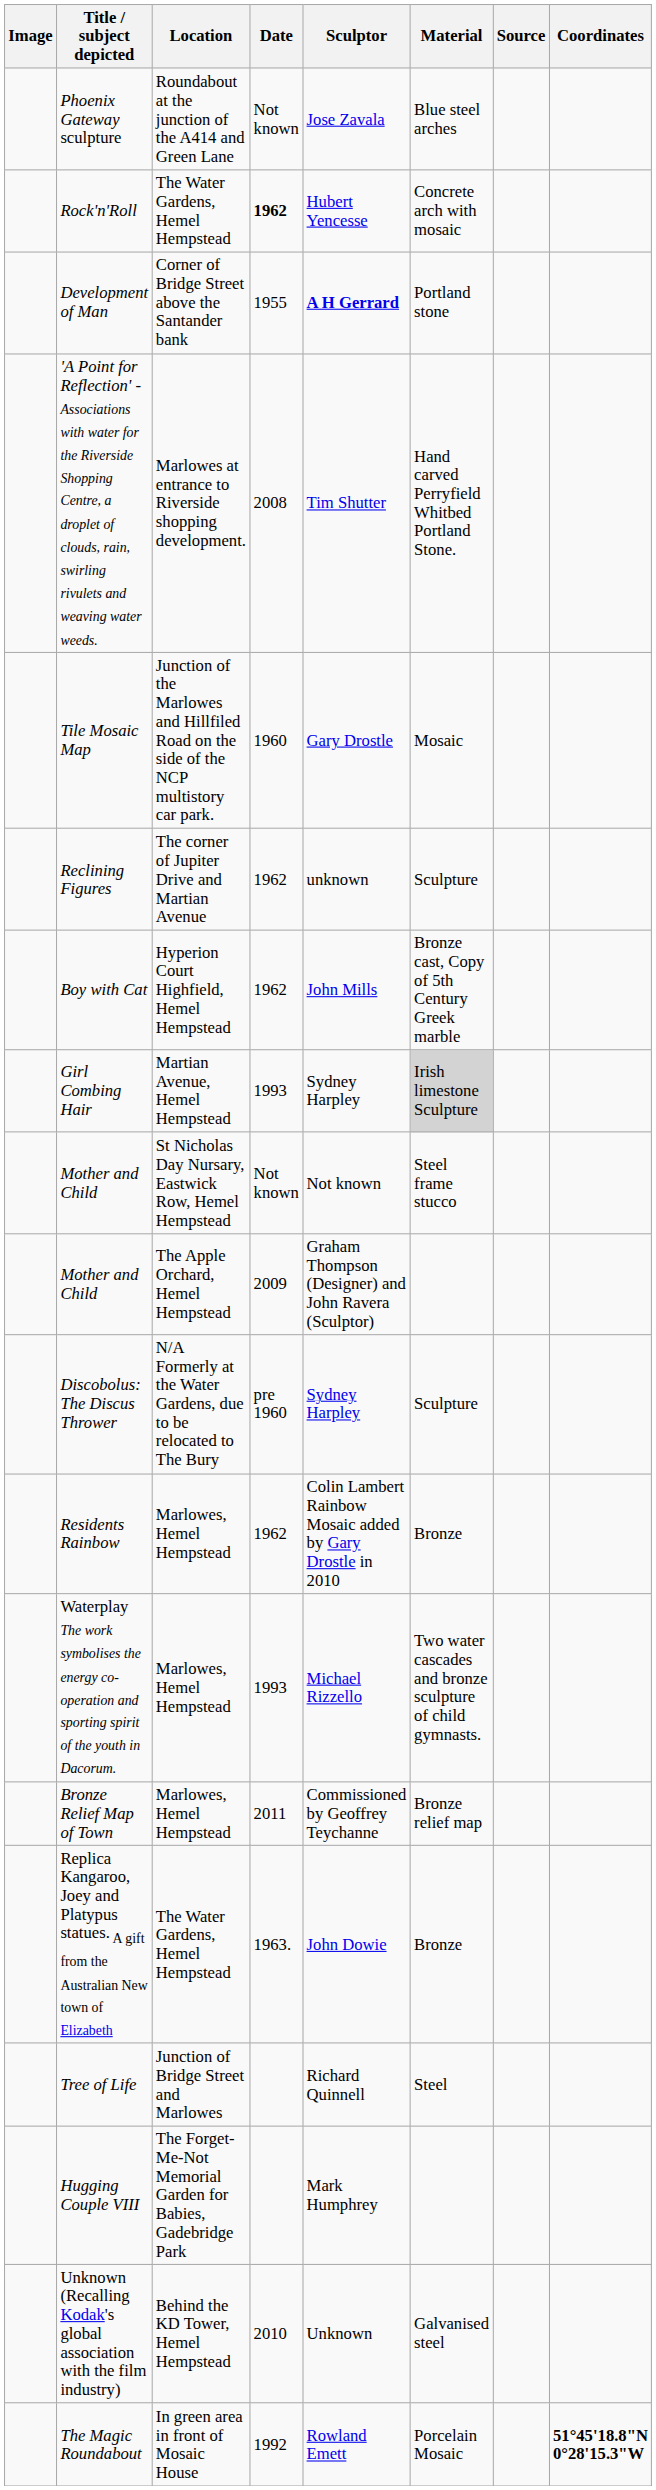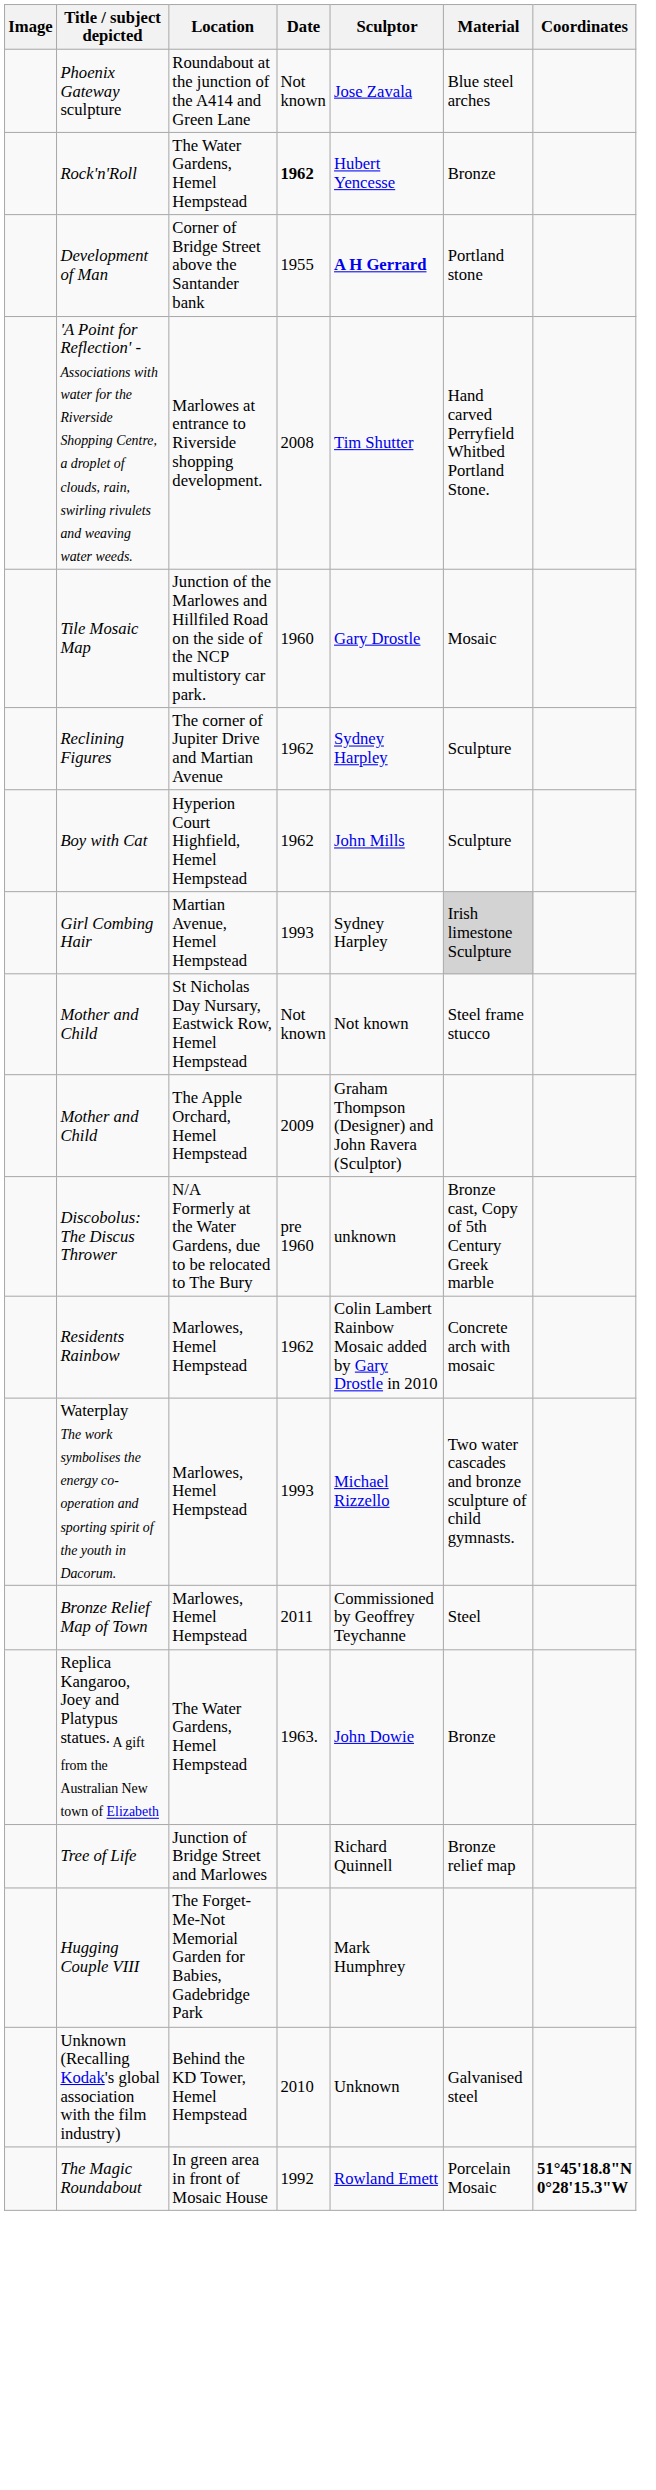- column: (521, 36)
(445, 210) Concrete arch with mosaic -> (472, 173) Bronze
(338, 879) unknown -> (361, 748) Sydney Harpley
(449, 989) Bronze cast, Copy of 5th Century Greek marble -> (480, 840) Sculpture
(333, 1404) Sydney Harpley -> (365, 1236) unknown
(446, 1404) Sculpture -> (483, 1236) Bronze cast, Copy of 5th Century Greek marble
(438, 1533) Bronze -> (479, 1347) Concrete arch with mosaic
(448, 1813) Bronze relief map -> (464, 1617) Steel
(431, 2084) Steel -> (482, 1856) Bronze relief map
